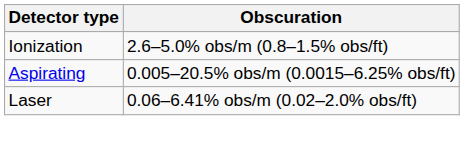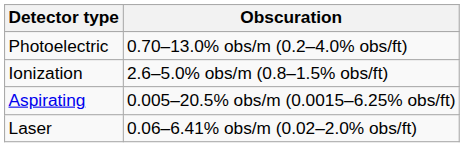+ row: (58, 45)
